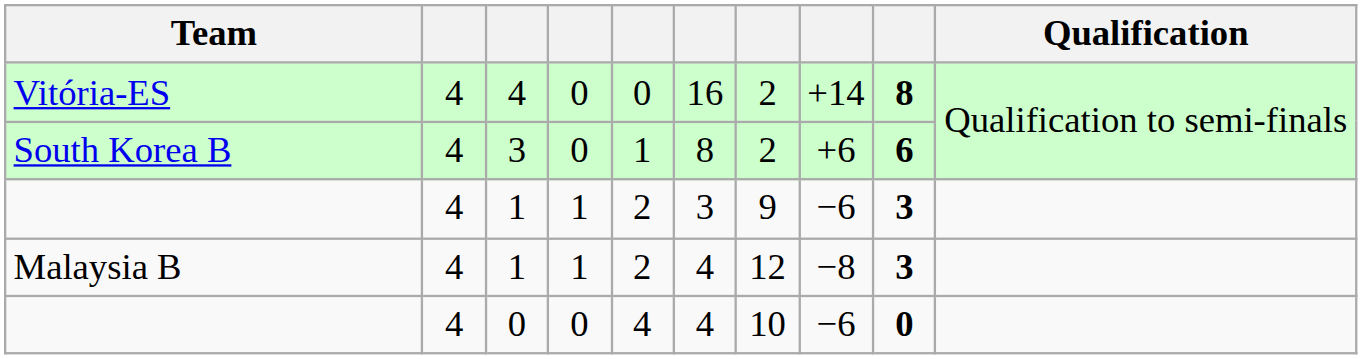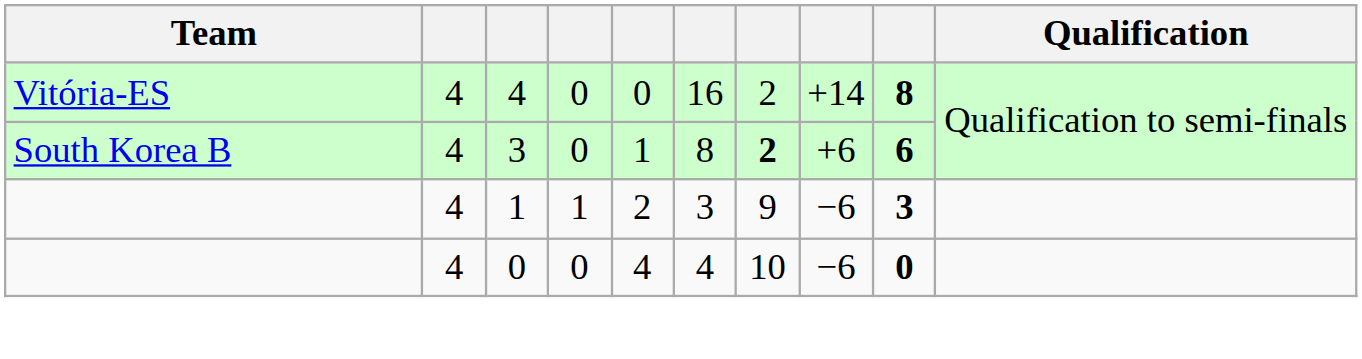(768, 149) normal -> (768, 149) bold
- row: (98, 265)
